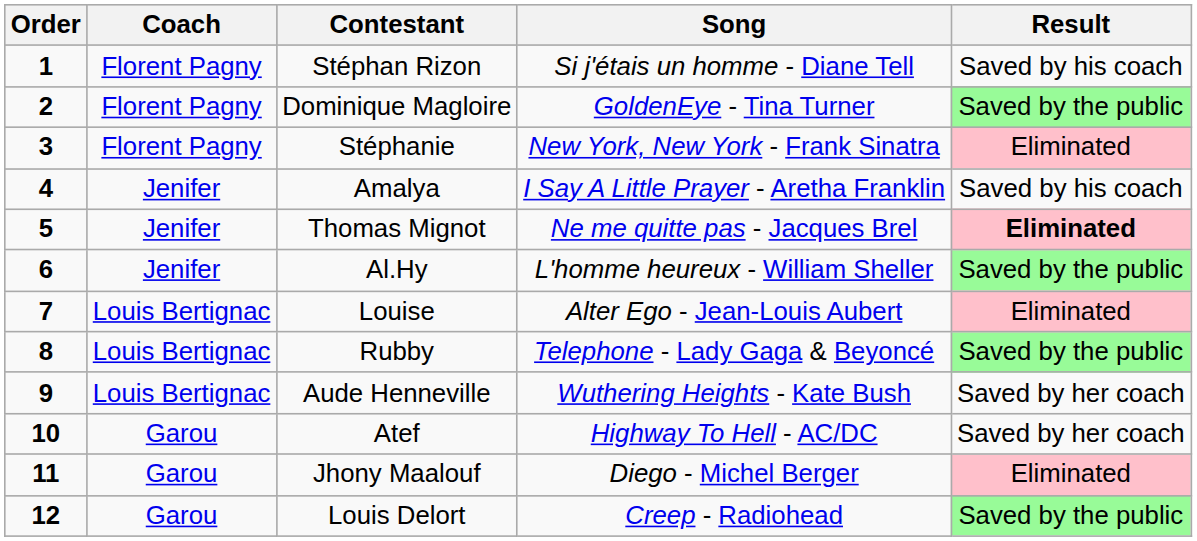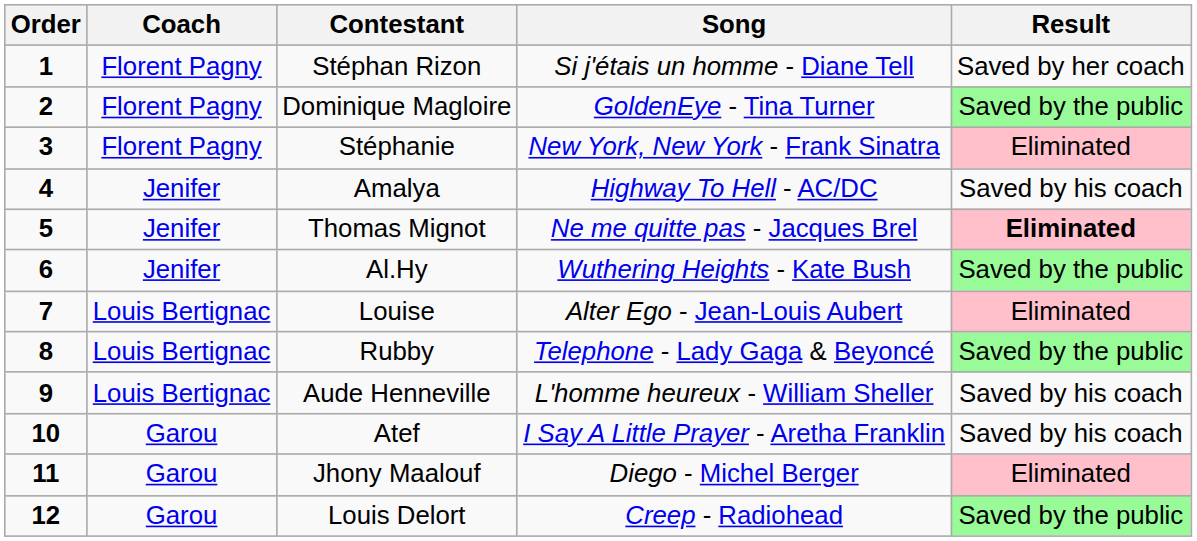(1071, 65) Saved by his coach -> (1071, 65) Saved by her coach
(734, 188) I Say A Little Prayer - Aretha Franklin -> (734, 188) Highway To Hell - AC/DC
(734, 270) L'homme heureux - William Sheller -> (734, 270) Wuthering Heights - Kate Bush
(734, 392) Wuthering Heights - Kate Bush -> (734, 392) L'homme heureux - William Sheller
(1071, 392) Saved by her coach -> (1071, 392) Saved by his coach
(734, 433) Highway To Hell - AC/DC -> (734, 433) I Say A Little Prayer - Aretha Franklin
(1071, 433) Saved by her coach -> (1071, 433) Saved by his coach
